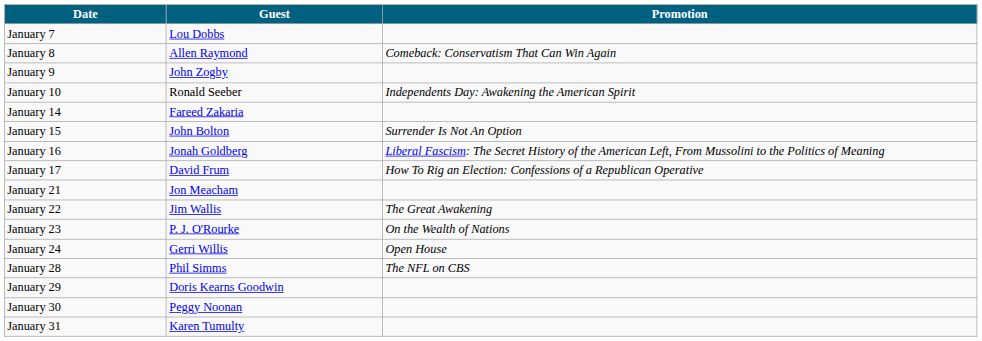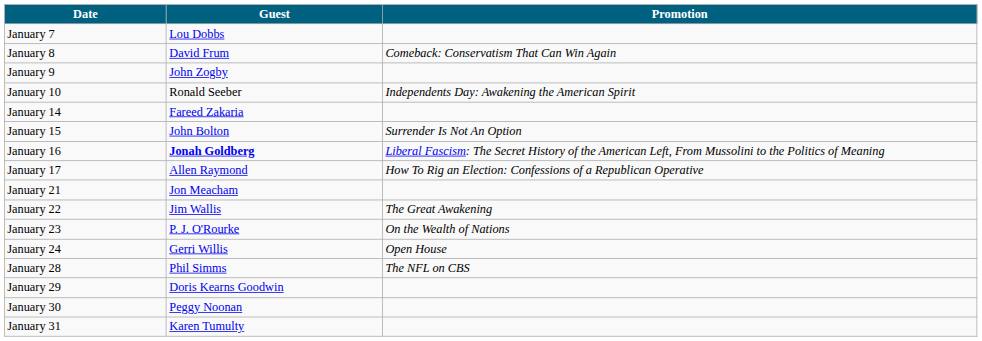(208, 53) Allen Raymond -> (199, 53) David Frum
(208, 151) normal -> (212, 151) bold
(199, 170) David Frum -> (208, 170) Allen Raymond
